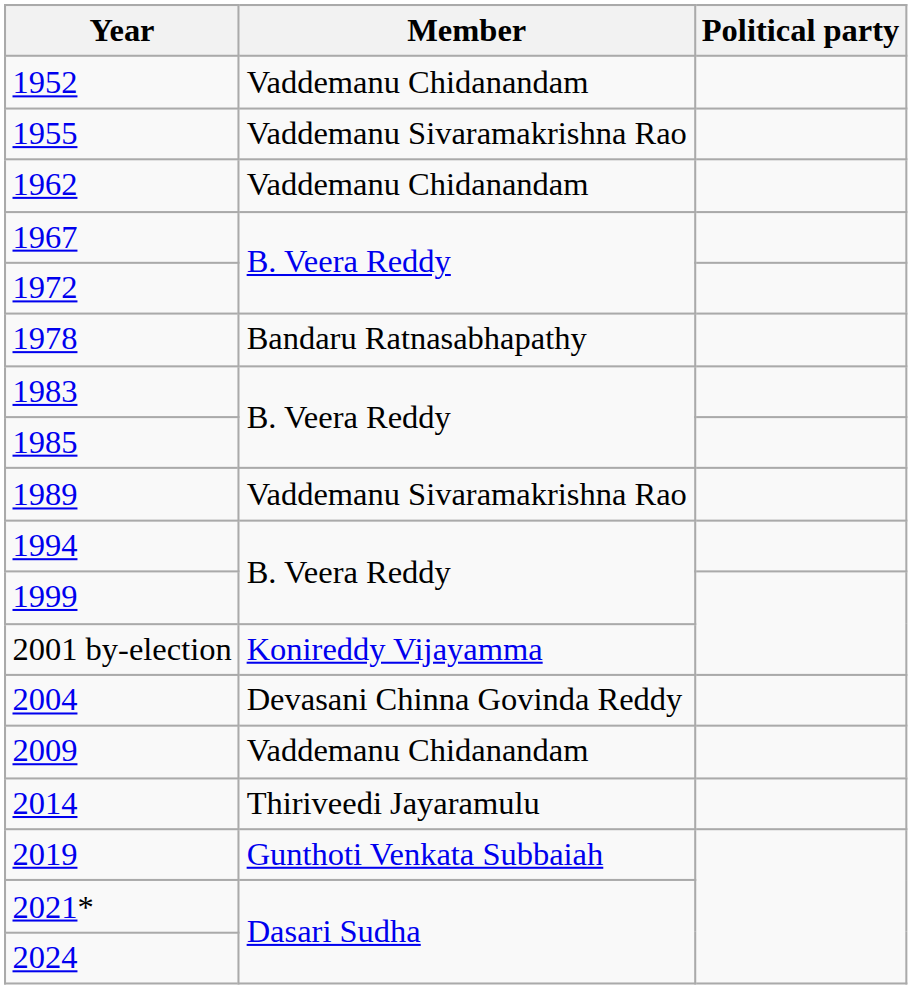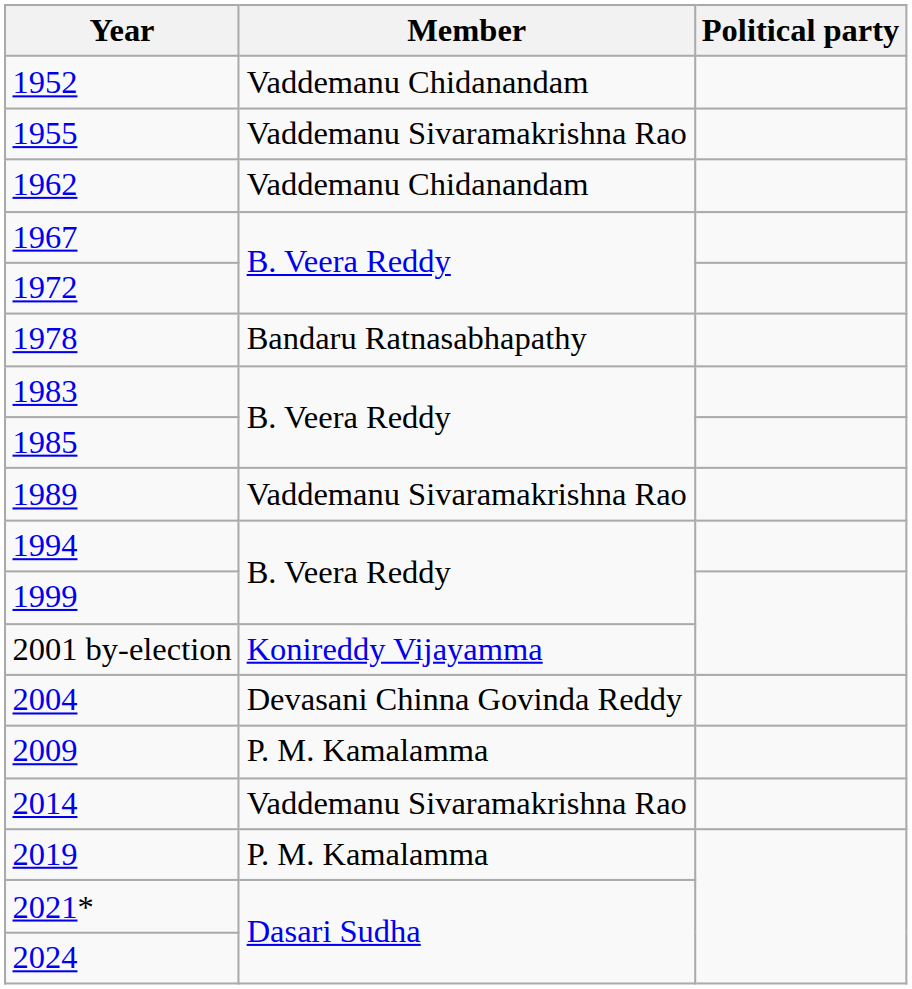(418, 751) Vaddemanu Chidanandam -> (368, 751) P. M. Kamalamma
(393, 802) Thiriveedi Jayaramulu -> (467, 802) Vaddemanu Sivaramakrishna Rao
(425, 854) Gunthoti Venkata Subbaiah -> (368, 854) P. M. Kamalamma
